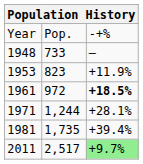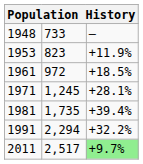- row: (22, 33)
(110, 91) bold -> (110, 72) normal
(62, 110) 1,244 -> (62, 91) 1,245
+ row: (22, 130)
